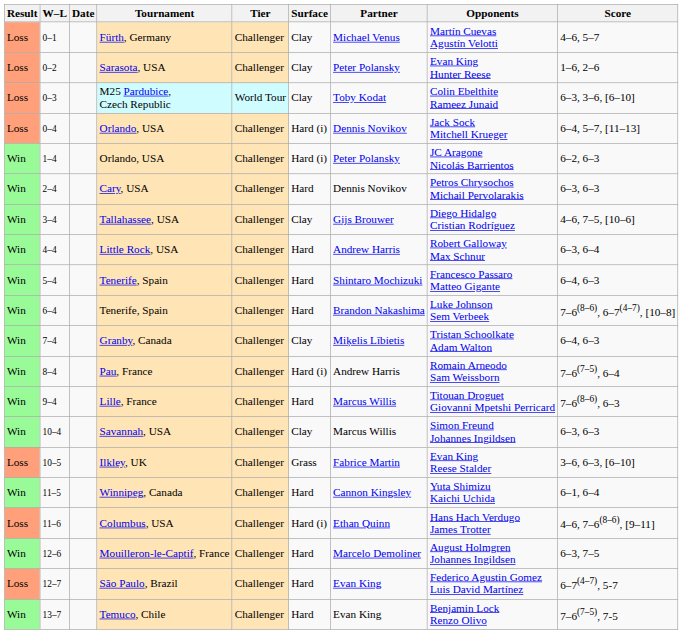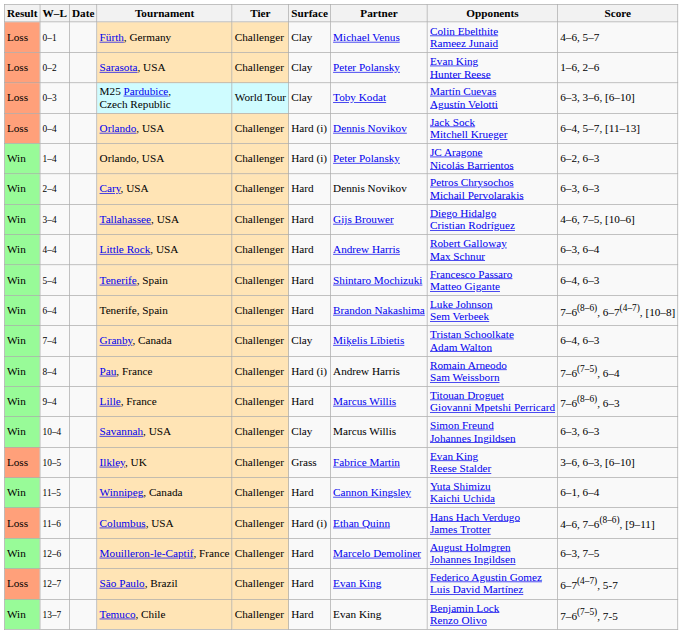(464, 37) Martín Cuevas Agustín Velotti -> (464, 37) Colin Ebelthite Rameez Junaid
(464, 98) Colin Ebelthite Rameez Junaid -> (464, 98) Martín Cuevas Agustín Velotti
(302, 219) Clay -> (302, 219) Hard
